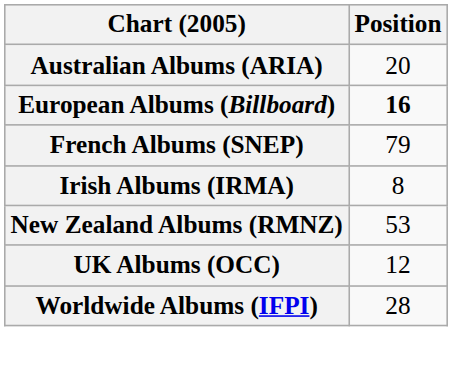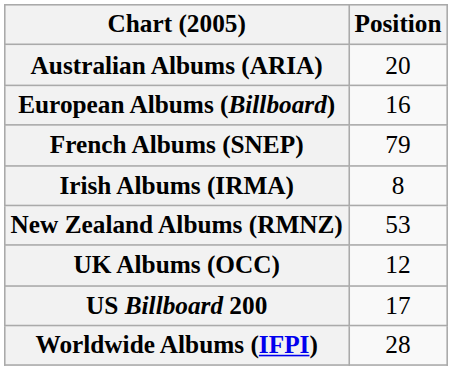(398, 104) bold -> (398, 104) normal
+ row: (177, 305)
